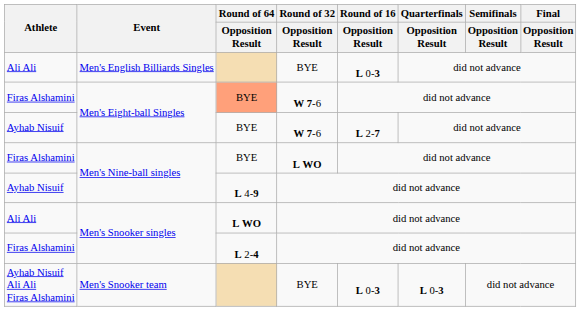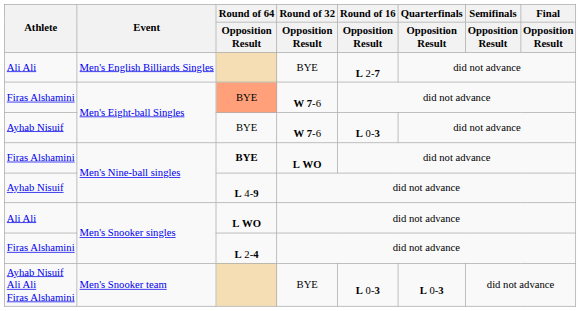(368, 73) L 0-3 -> (368, 73) L 2-7
(368, 134) L 2-7 -> (368, 134) L 0-3
(247, 158) normal -> (247, 158) bold
